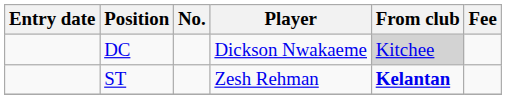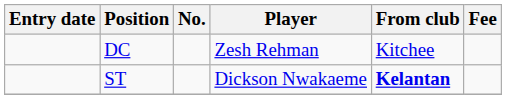(291, 49) Dickson Nwakaeme -> (267, 49) Zesh Rehman
(405, 49) lightgrey background -> (405, 49) no background
(267, 79) Zesh Rehman -> (291, 79) Dickson Nwakaeme
